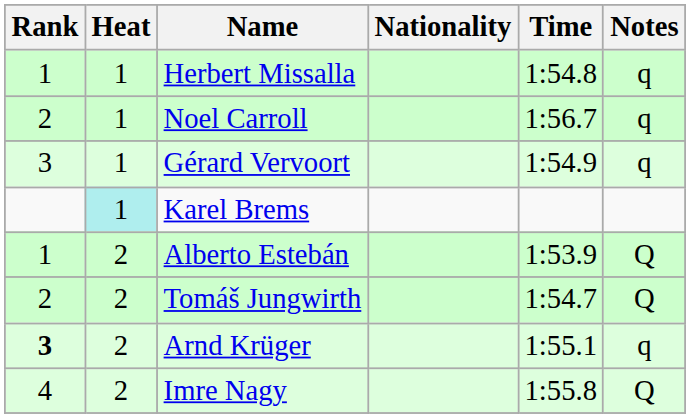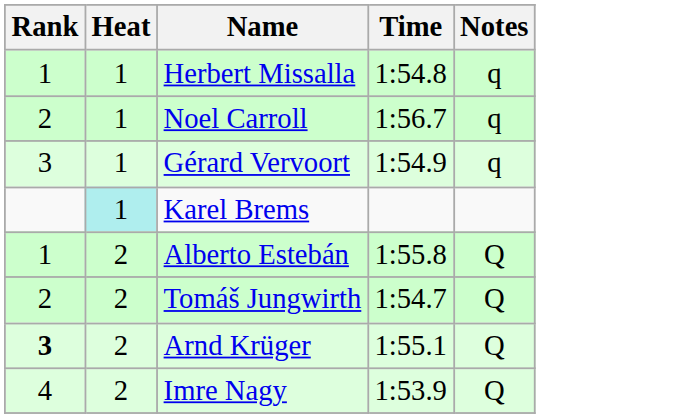- column: (443, 27)
(561, 254) 1:53.9 -> (411, 254) 1:55.8
(644, 345) q -> (494, 345) Q
(561, 390) 1:55.8 -> (411, 390) 1:53.9
